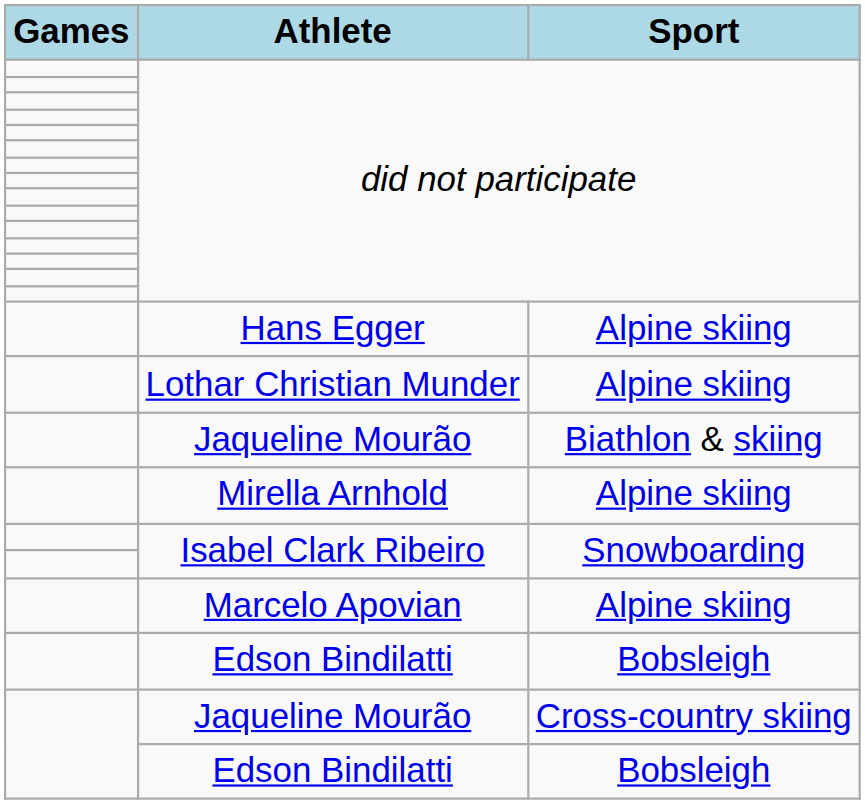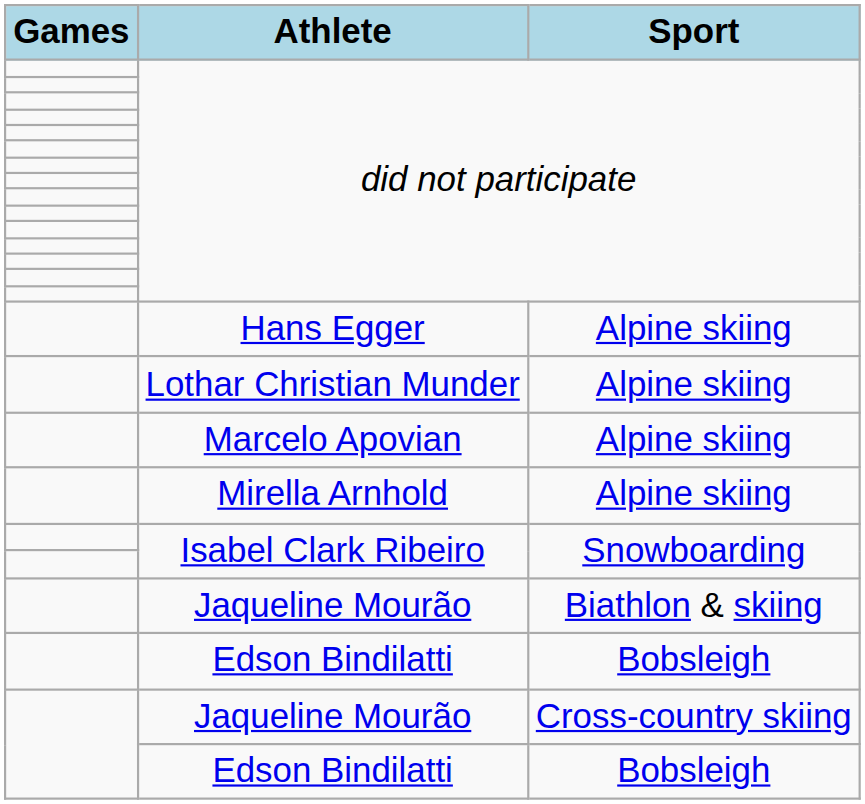rows swapped: (333, 605) <-> (333, 439)
